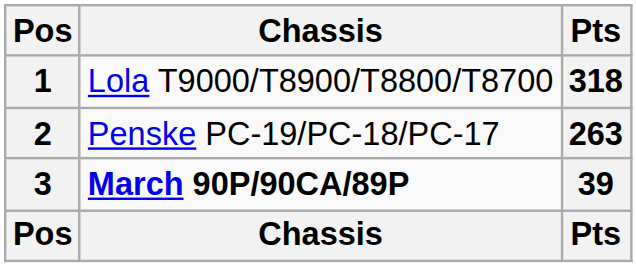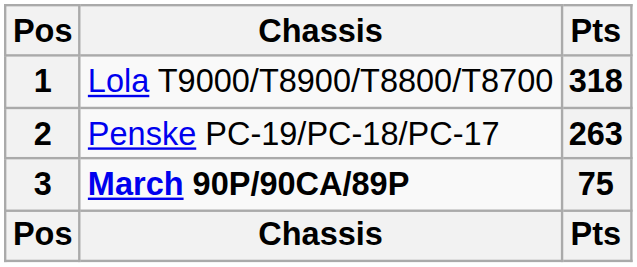(596, 184) 39 -> (596, 184) 75
